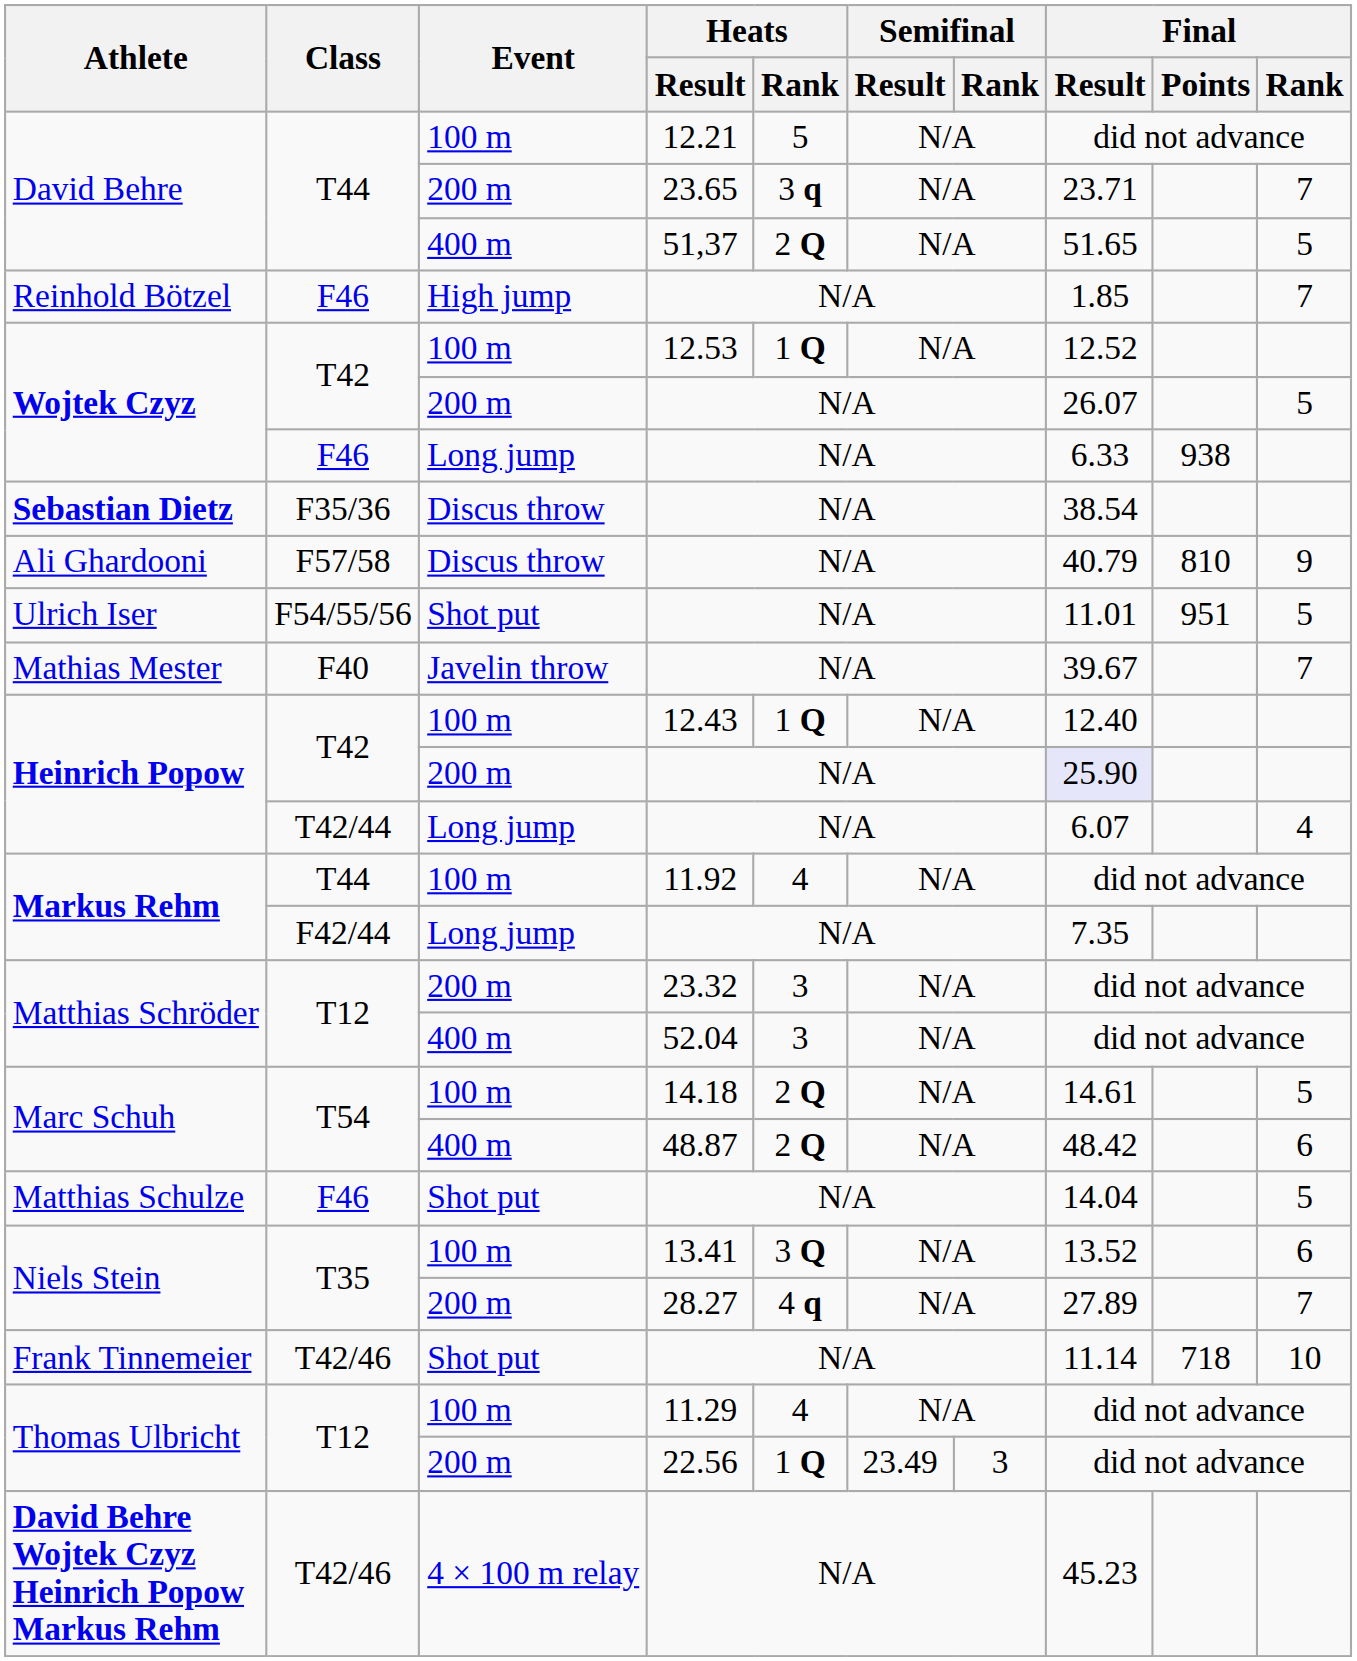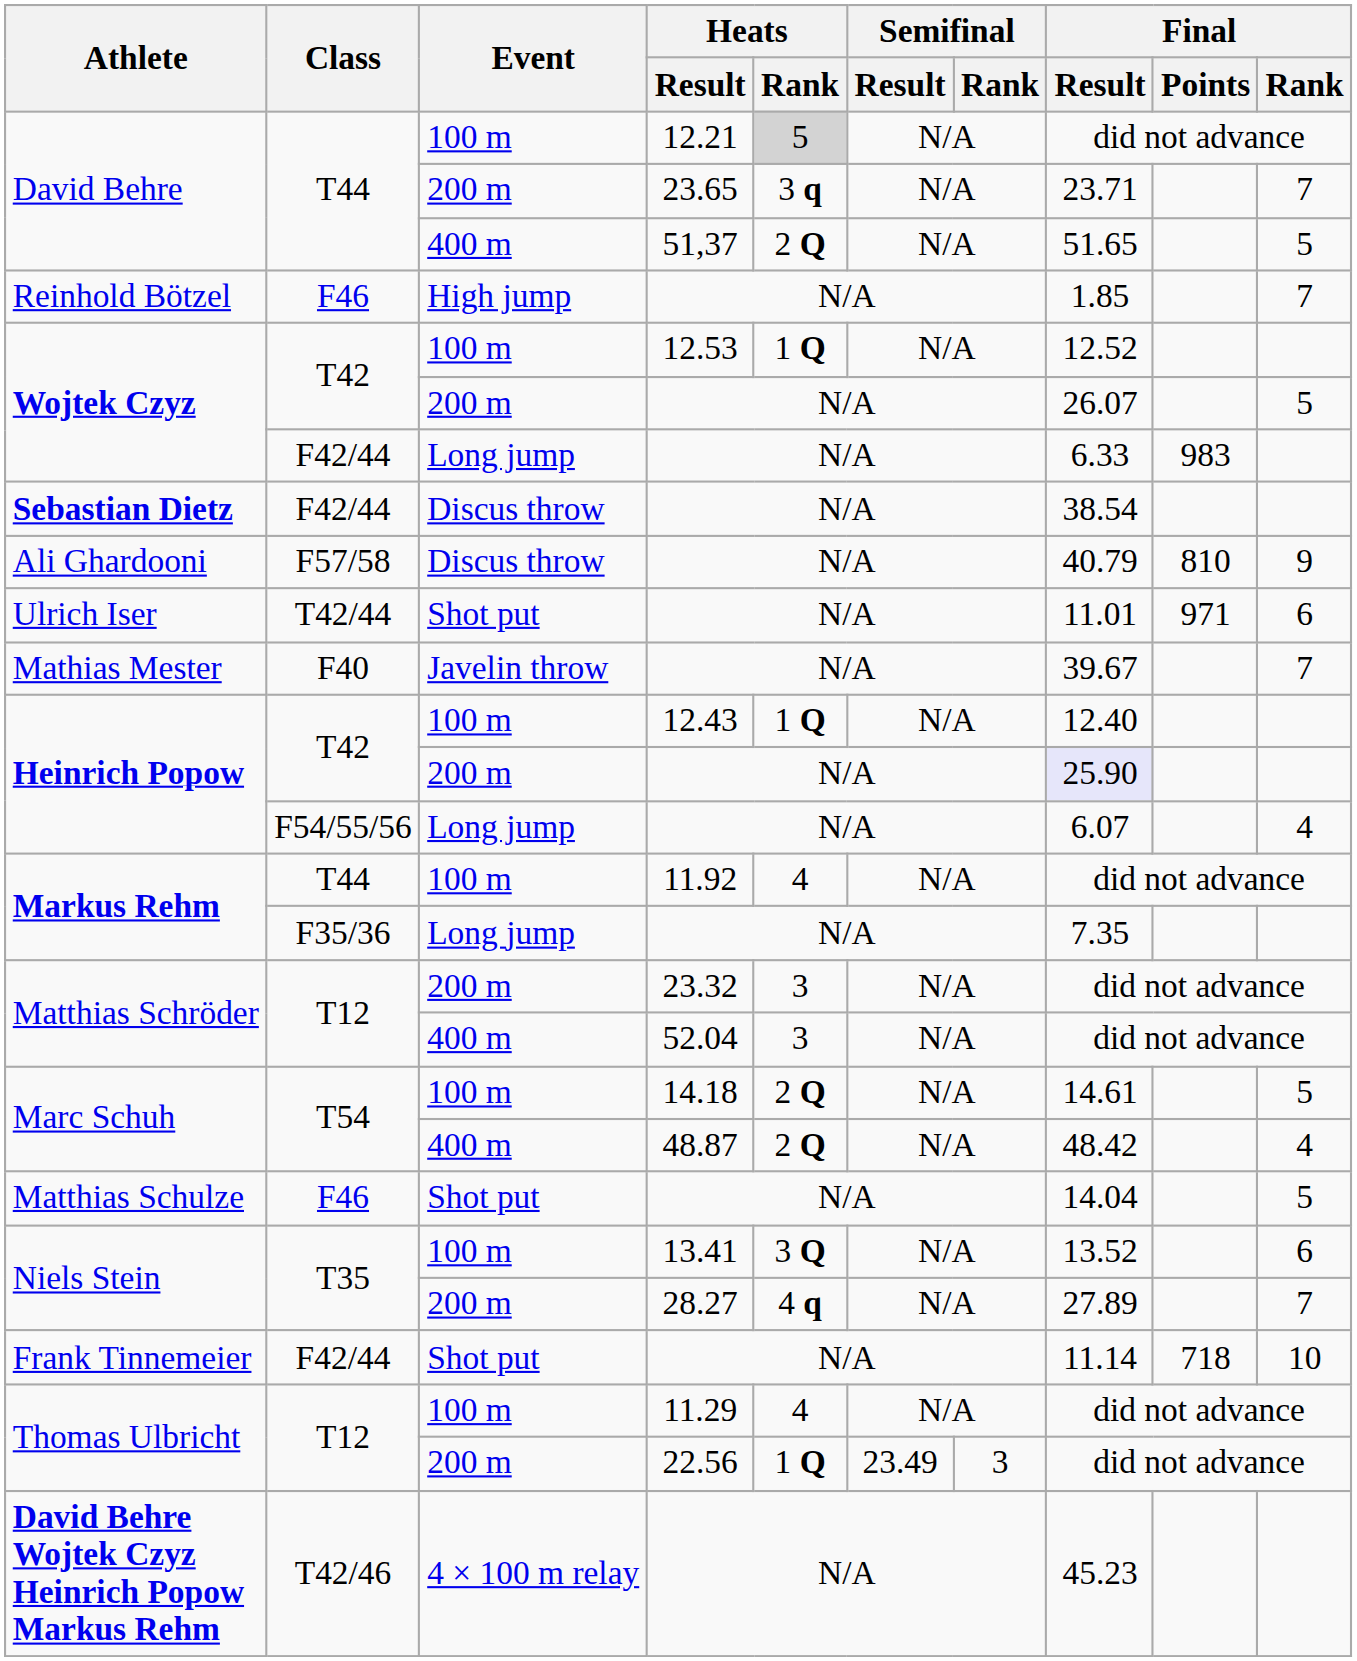(800, 137) no background -> (800, 137) lightgrey background
(343, 455) F46 -> (343, 455) F42/44
(1206, 455) 938 -> (1206, 455) 983
(343, 508) F35/36 -> (343, 508) F42/44
(343, 614) F54/55/56 -> (343, 614) T42/44
(1206, 614) 951 -> (1206, 614) 971
(1305, 614) 5 -> (1305, 614) 6
(343, 826) T42/44 -> (343, 826) F54/55/56
(343, 932) F42/44 -> (343, 932) F35/36
(1305, 1144) 6 -> (1305, 1144) 4
(343, 1356) T42/46 -> (343, 1356) F42/44
